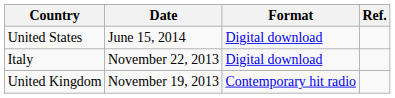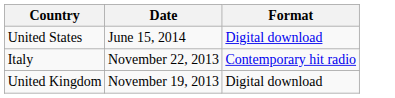- column: (375, 15)
(274, 59) Digital download -> (291, 59) Contemporary hit radio
(291, 81) Contemporary hit radio -> (274, 81) Digital download
